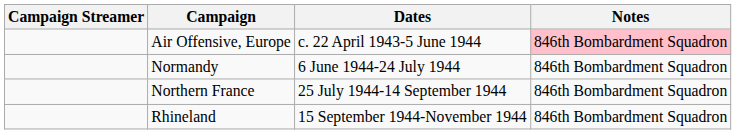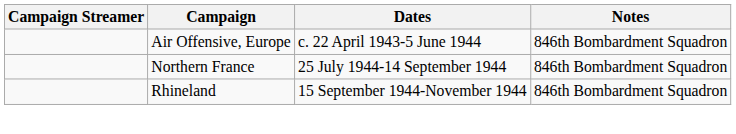(631, 41) pink background -> (631, 41) no background
- row: (185, 66)
